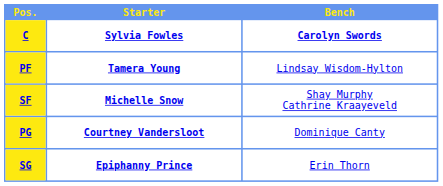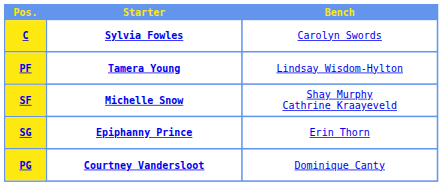(340, 36) bold -> (340, 36) normal
rows swapped: (26, 165) <-> (26, 133)
